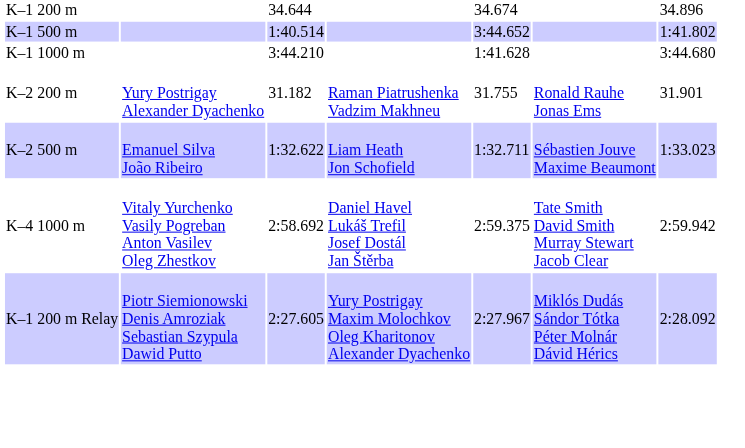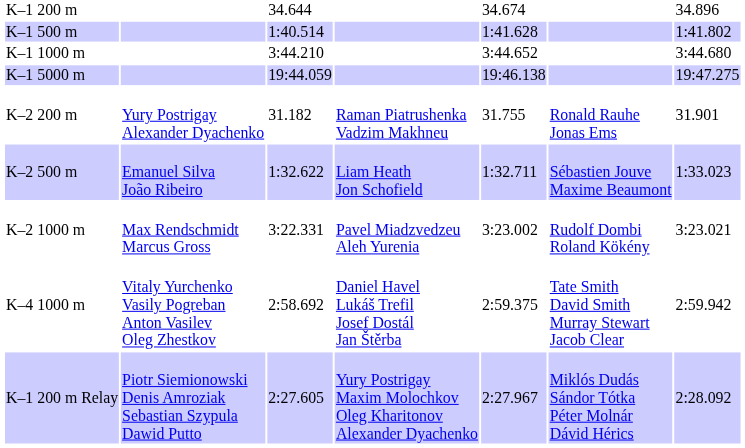(502, 31) 3:44.652 -> (510, 31) 1:41.628
(502, 53) 1:41.628 -> (510, 53) 3:44.652
+ row: (46, 75)
+ row: (46, 229)
